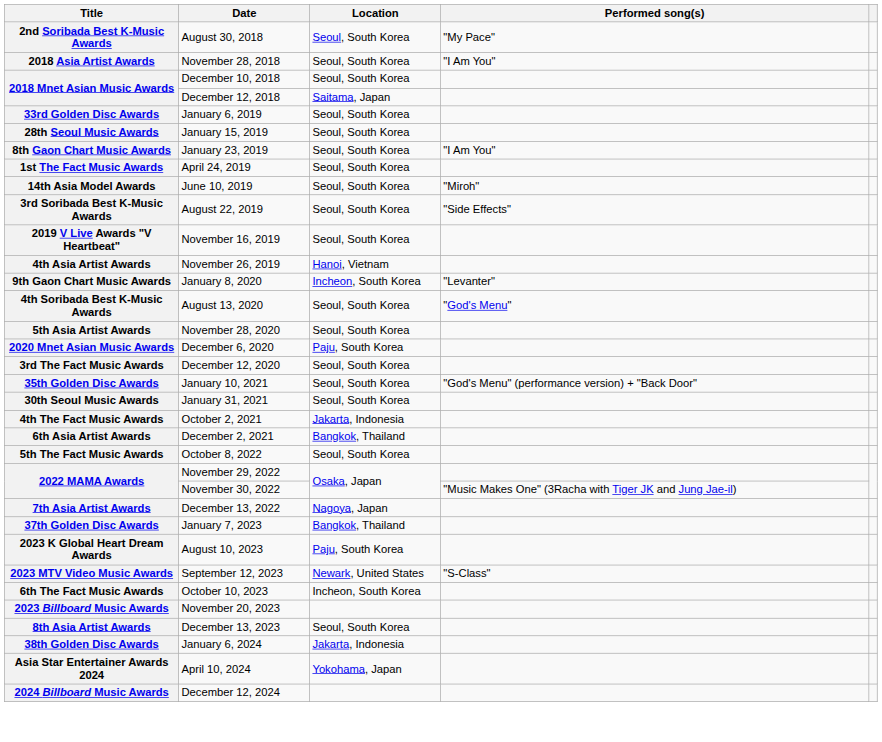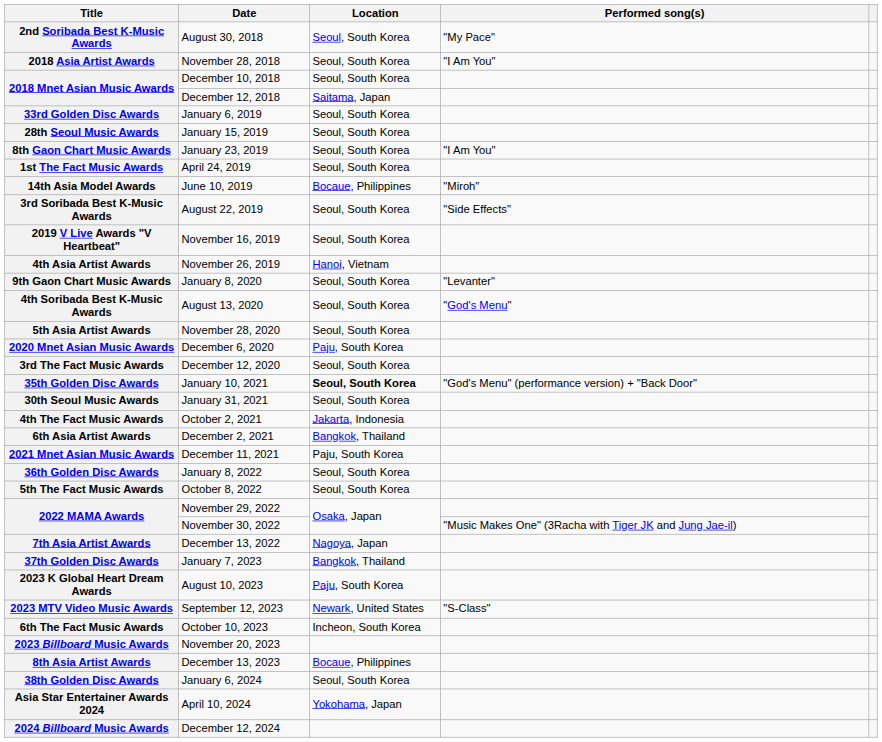(361, 185) Seoul, South Korea -> (362, 185) Bocaue, Philippines
(367, 282) Incheon, South Korea -> (361, 282) Seoul, South Korea
(361, 383) normal -> (364, 383) bold
+ row: (92, 454)
+ row: (92, 472)
(361, 627) Seoul, South Korea -> (362, 662) Bocaue, Philippines
(358, 644) Jakarta, Indonesia -> (361, 680) Seoul, South Korea
